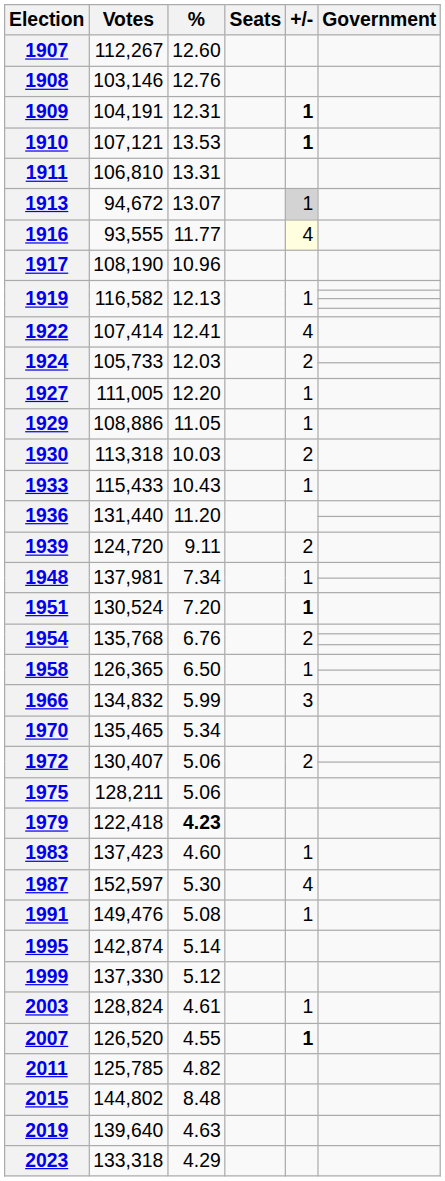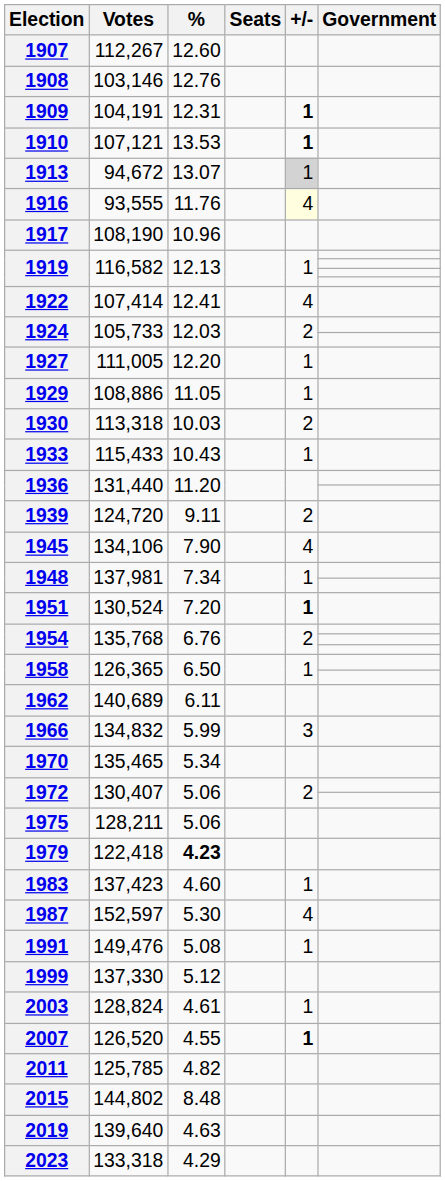- row: (47, 173)
(197, 234) 11.77 -> (197, 204) 11.76
+ row: (47, 546)
+ row: (47, 700)
- row: (47, 945)
